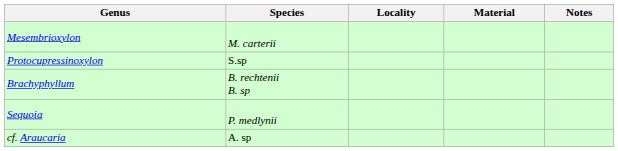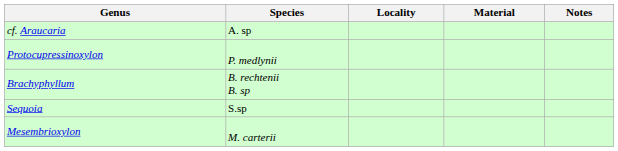rows swapped: (44, 36) <-> (36, 138)
(237, 60) S.sp -> (252, 60) P. medlynii
(252, 120) P. medlynii -> (237, 108) S.sp
